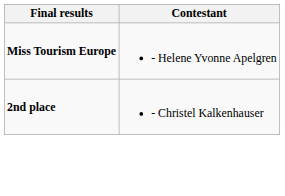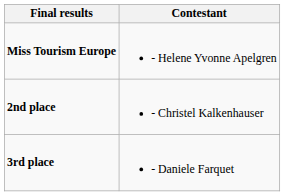+ row: (31, 162)
